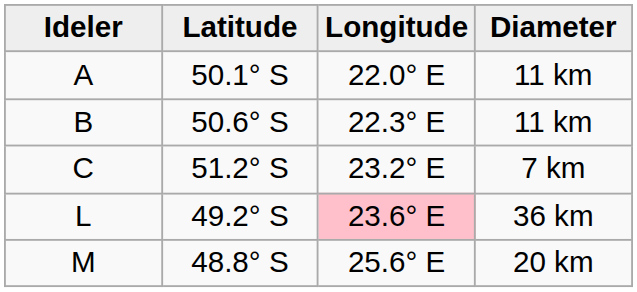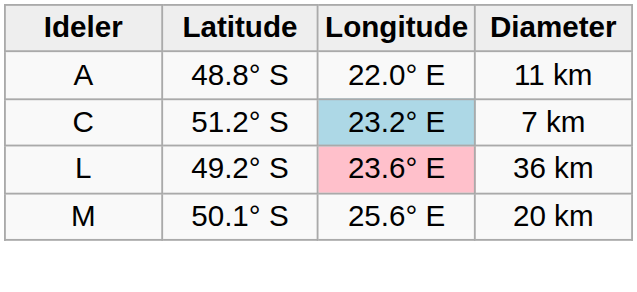(240, 74) 50.1° S -> (240, 74) 48.8° S
- row: (83, 121)
(397, 168) no background -> (397, 121) lightblue background
(240, 262) 48.8° S -> (240, 215) 50.1° S
